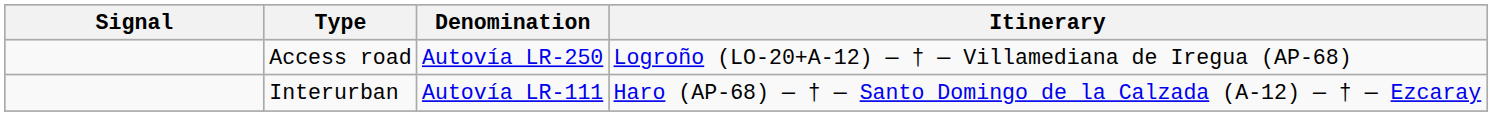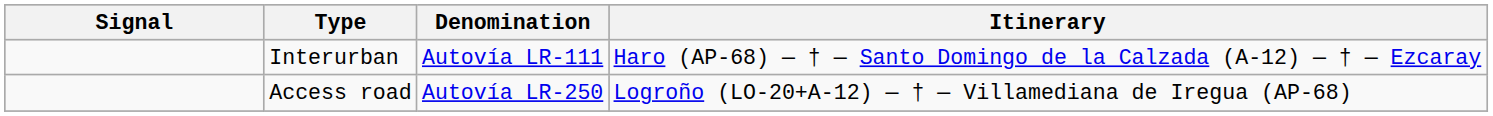rows swapped: (334, 93) <-> (340, 58)
